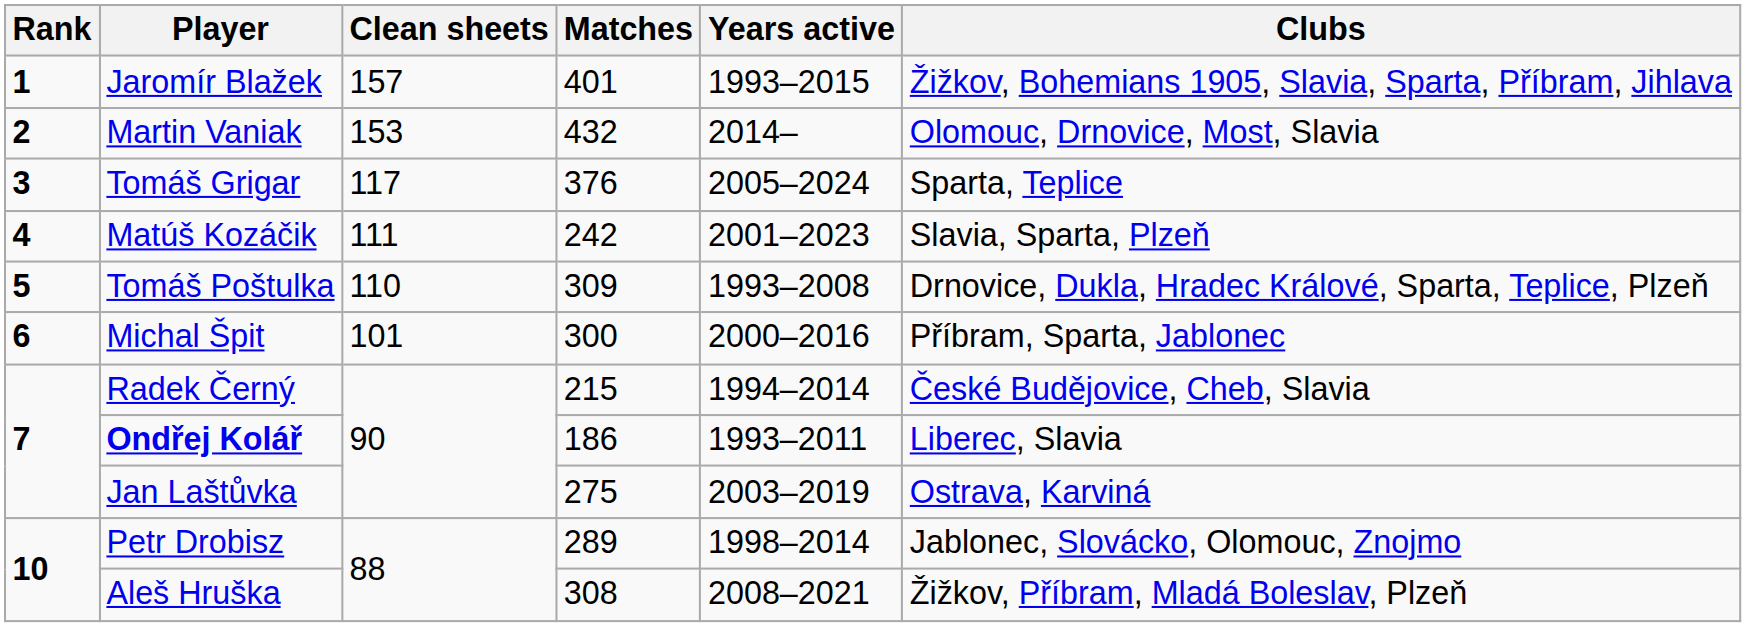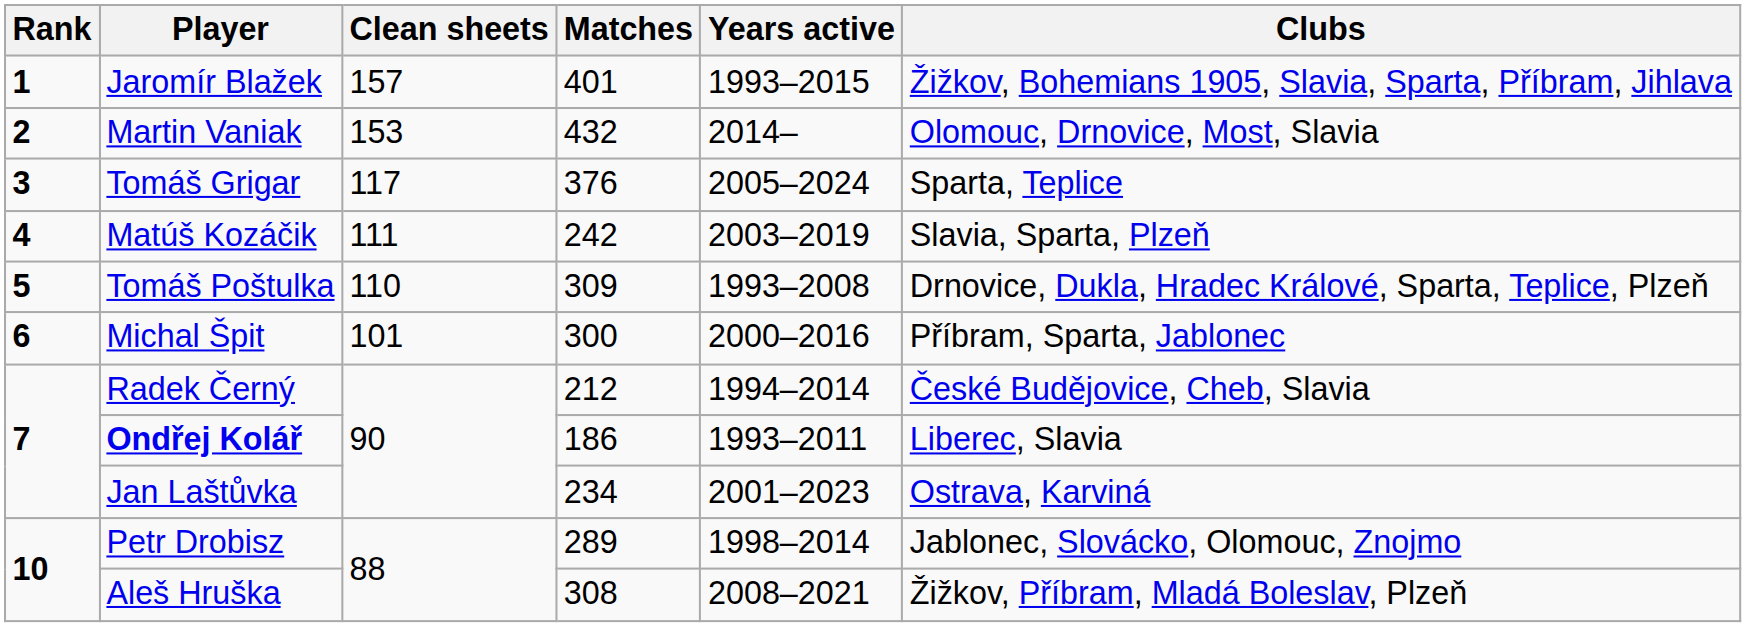(789, 235) 2001–2023 -> (789, 235) 2003–2019
(591, 388) 215 -> (591, 388) 212
(591, 491) 275 -> (591, 491) 234
(789, 491) 2003–2019 -> (789, 491) 2001–2023
